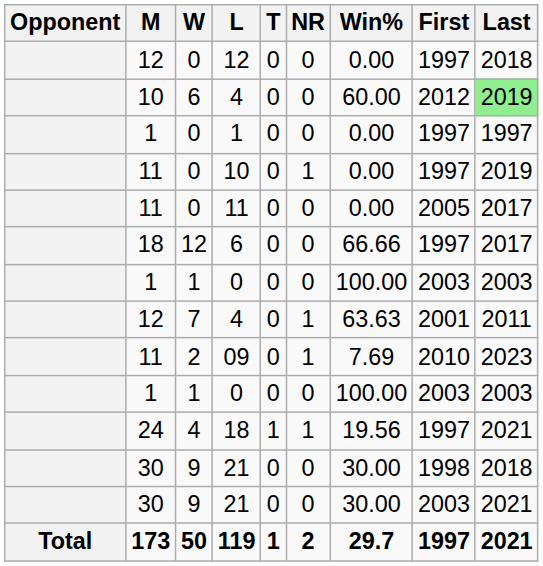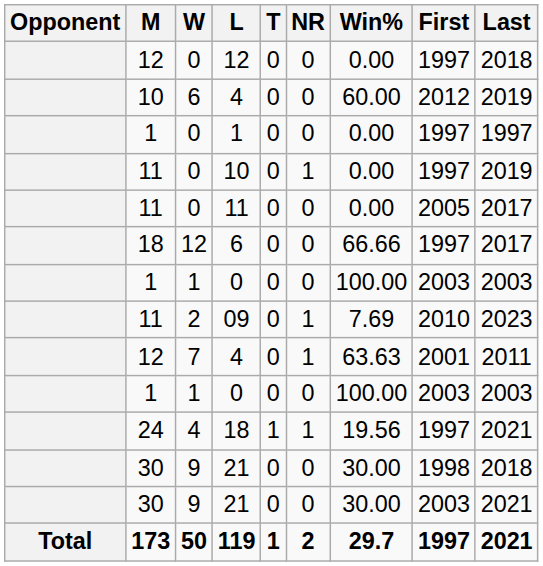(507, 97) lightgreen background -> (507, 97) no background
rows swapped: (194, 319) <-> (194, 356)
